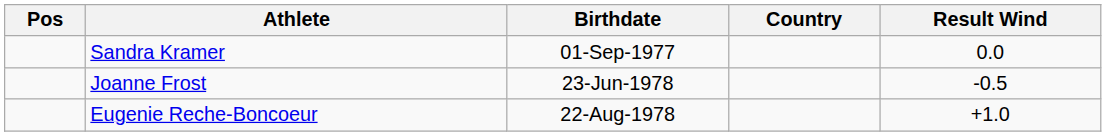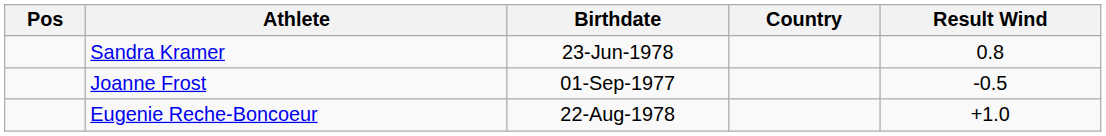(618, 51) 01-Sep-1977 -> (618, 51) 23-Jun-1978
(990, 51) 0.0 -> (990, 51) 0.8
(618, 83) 23-Jun-1978 -> (618, 83) 01-Sep-1977
